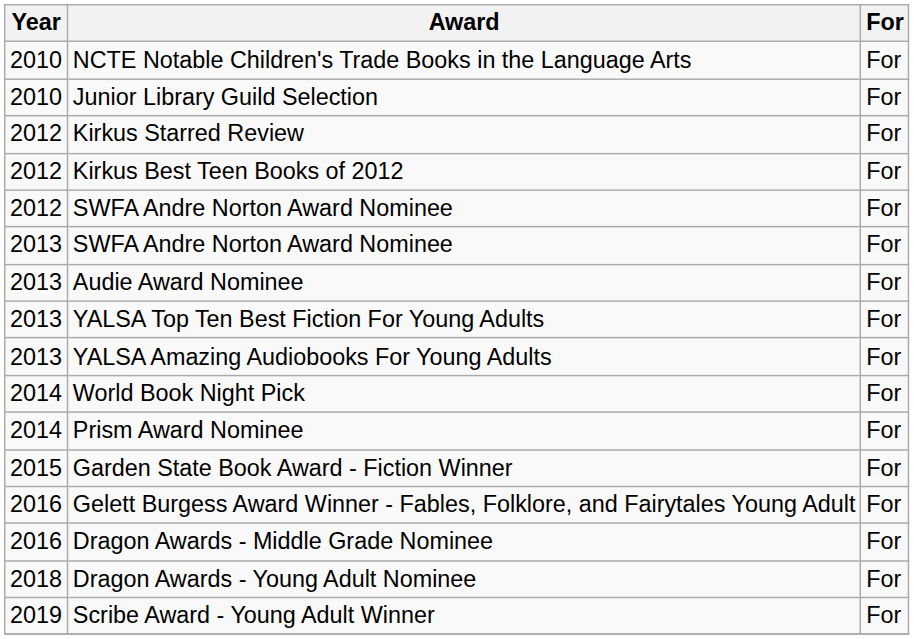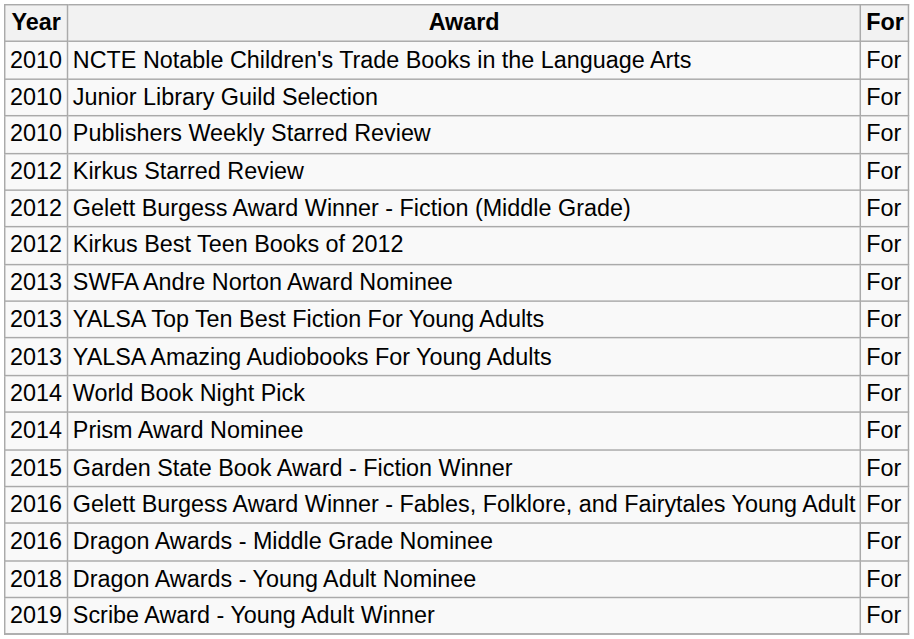+ row: (36, 134)
+ row: (36, 208)
- row: (36, 208)
- row: (36, 282)
